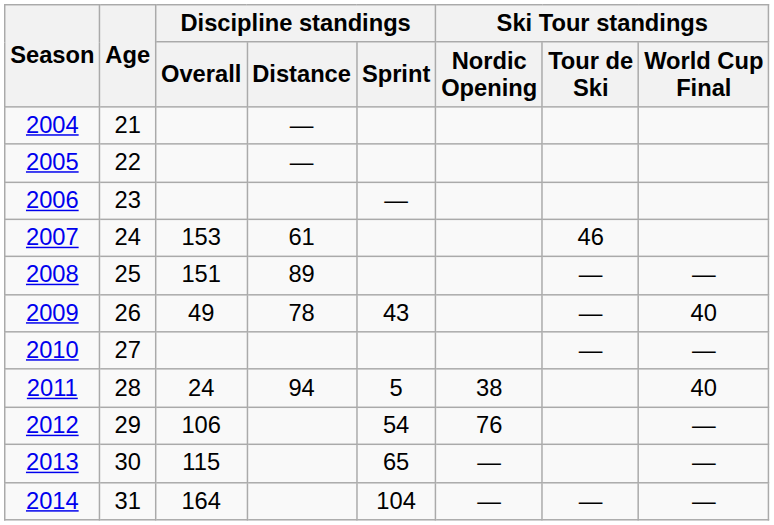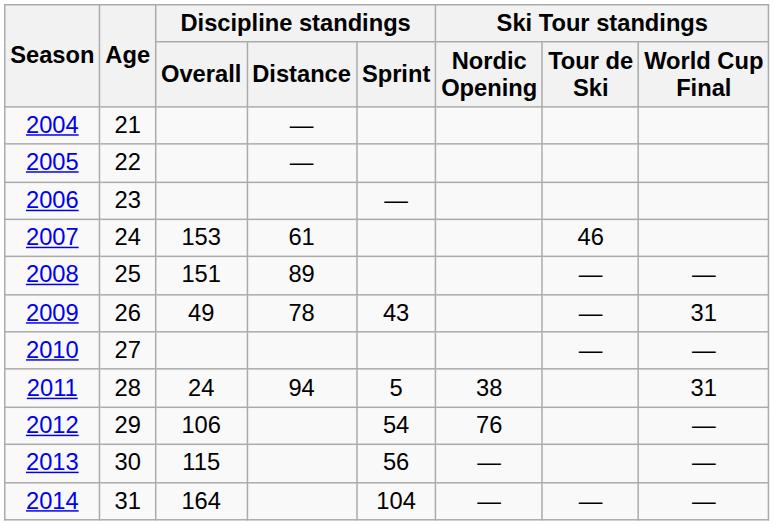(704, 312) 40 -> (704, 312) 31
(704, 387) 40 -> (704, 387) 31
(396, 463) 65 -> (396, 463) 56
